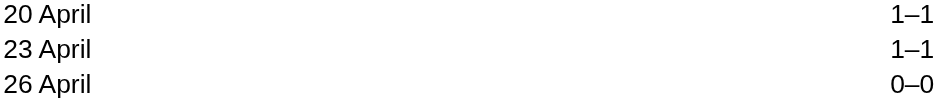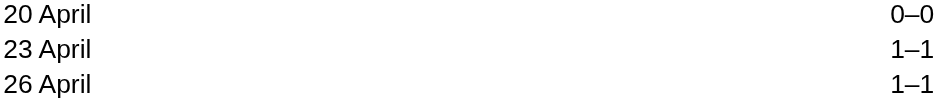(912, 14) 1–1 -> (912, 14) 0–0
(912, 84) 0–0 -> (912, 84) 1–1
